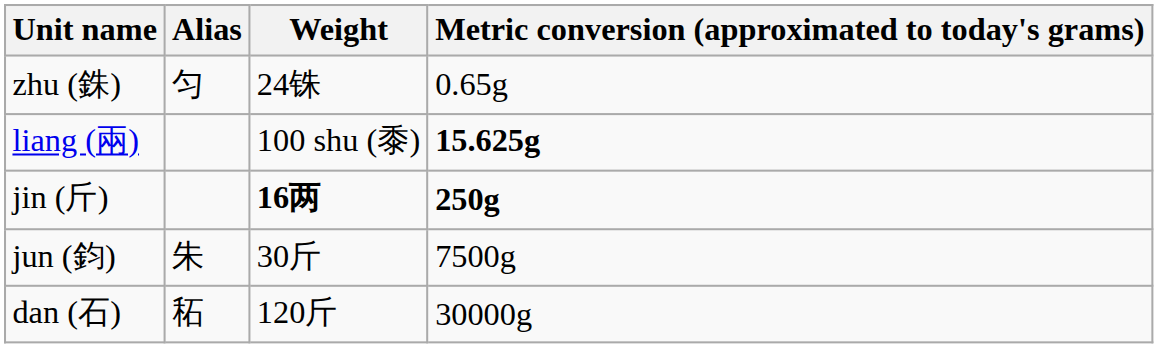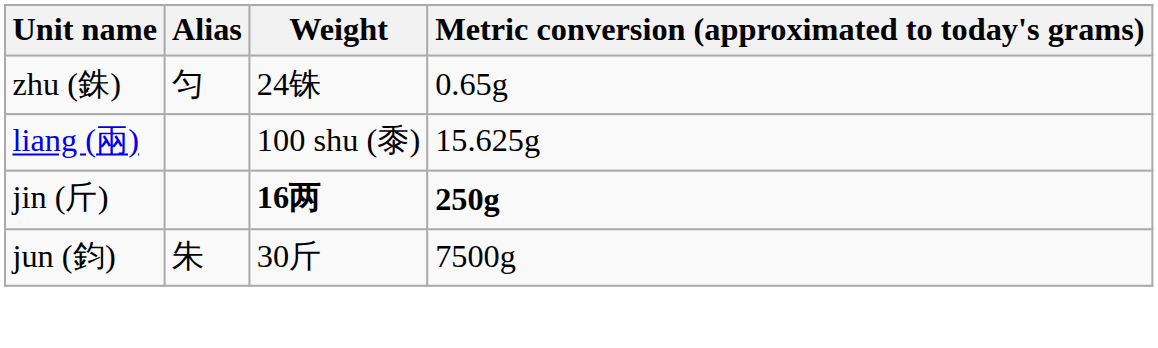(488, 141) bold -> (488, 141) normal
- row: (67, 312)
